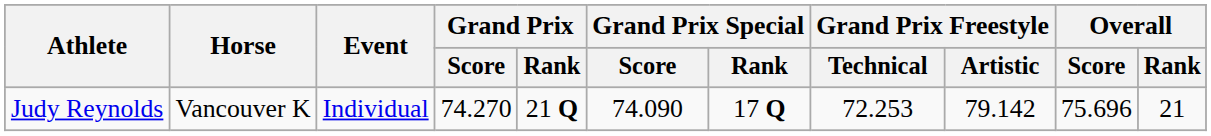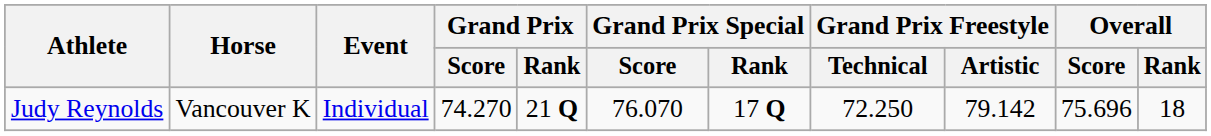(647, 108) 74.090 -> (647, 108) 76.070
(878, 108) 72.253 -> (878, 108) 72.250
(1172, 108) 21 -> (1172, 108) 18
